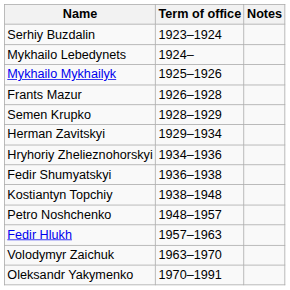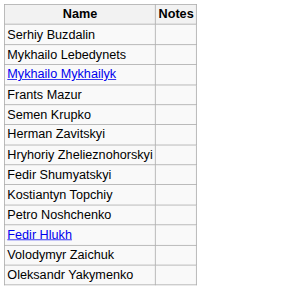- column: (200, 14)
